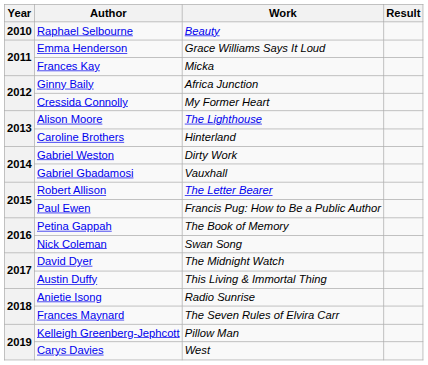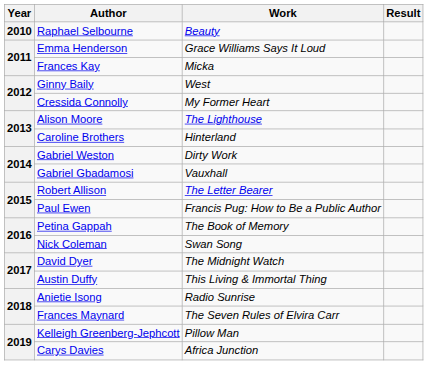(221, 84) Africa Junction -> (197, 84) West
(197, 350) West -> (221, 350) Africa Junction
